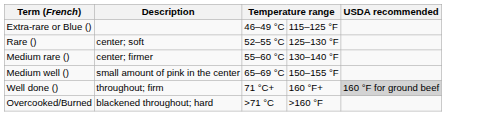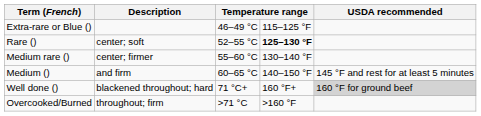(314, 42) normal -> (287, 42) bold
+ row: (28, 73)
- row: (38, 73)
(130, 88) throughout; firm -> (155, 88) blackened throughout; hard
(155, 103) blackened throughout; hard -> (130, 103) throughout; firm
